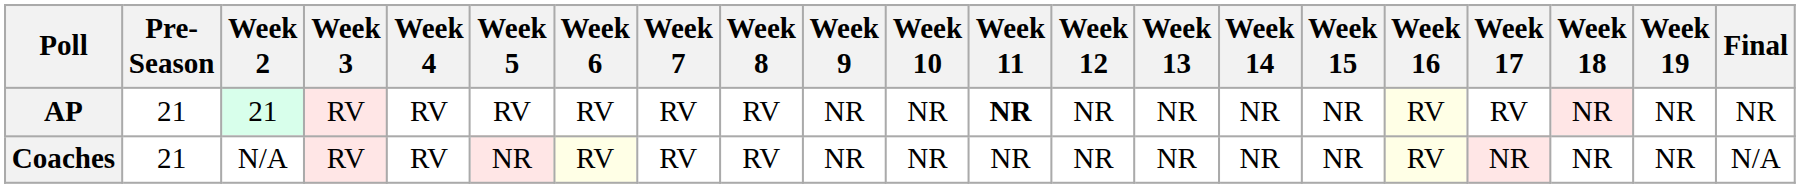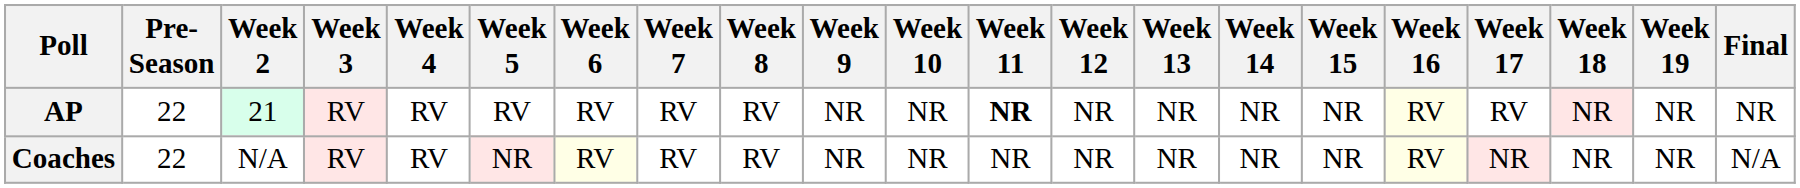(172, 111) 21 -> (172, 111) 22
(172, 159) 21 -> (172, 159) 22
